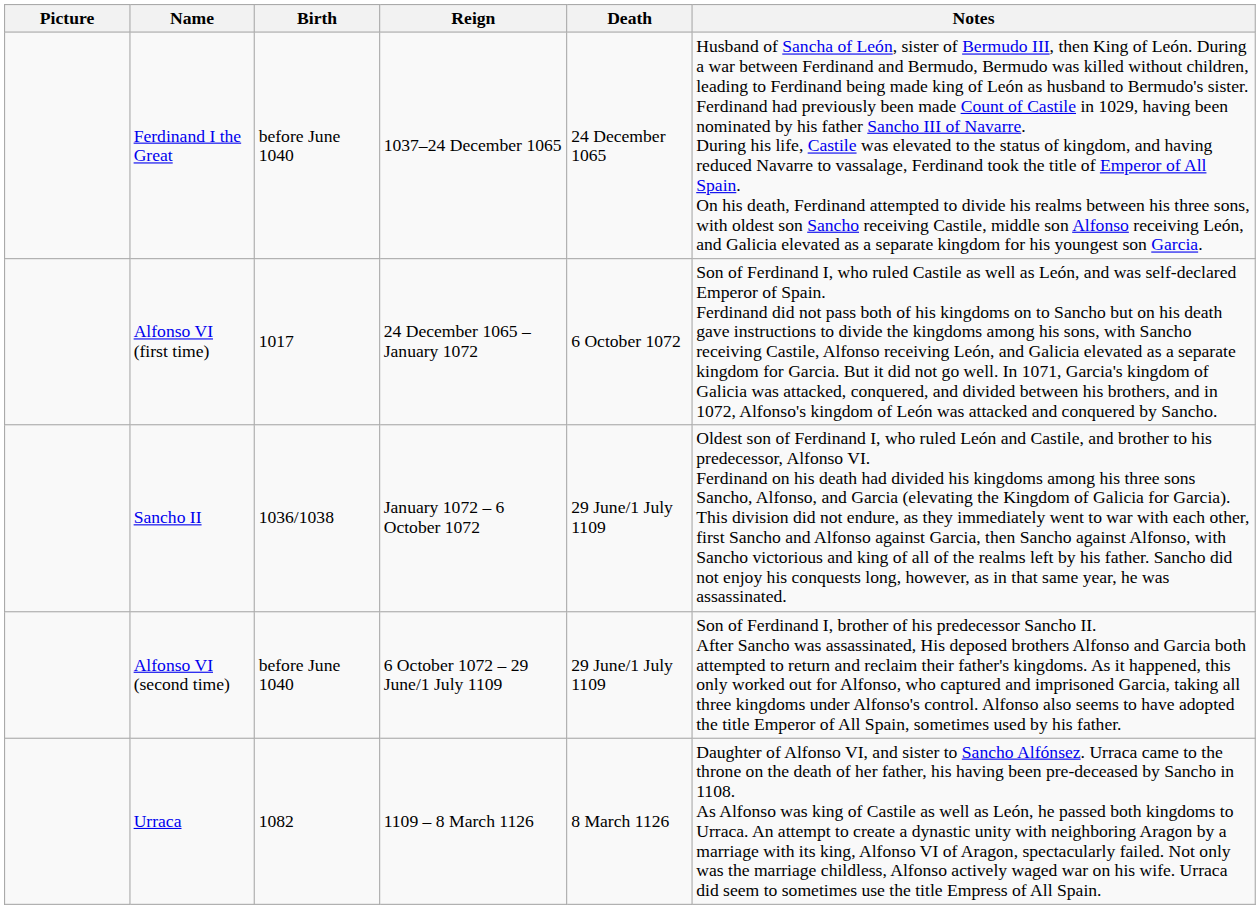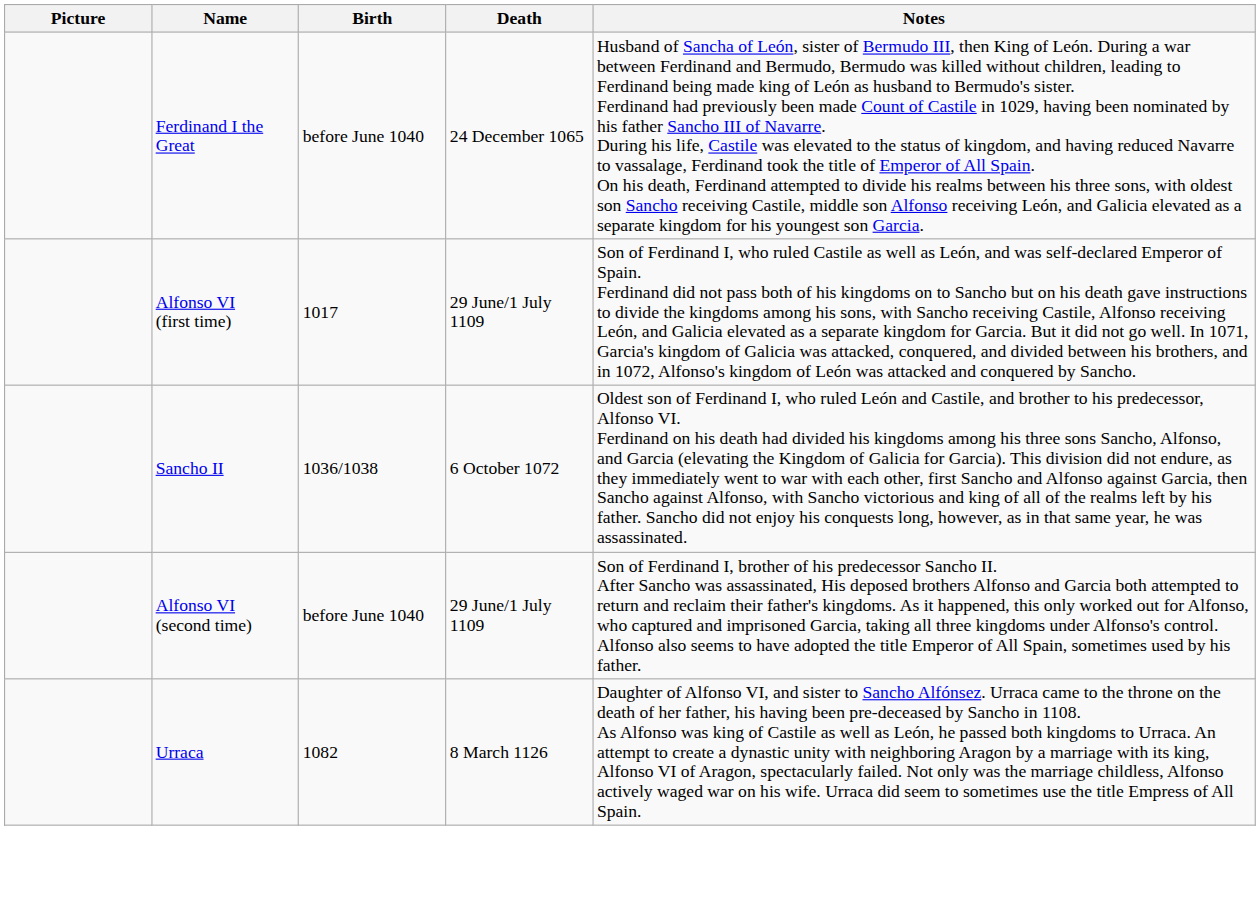- column: (473, 18)
(626, 341) 6 October 1072 -> (501, 311) 29 June/1 July 1109
(622, 517) 29 June/1 July 1109 -> (505, 468) 6 October 1072
